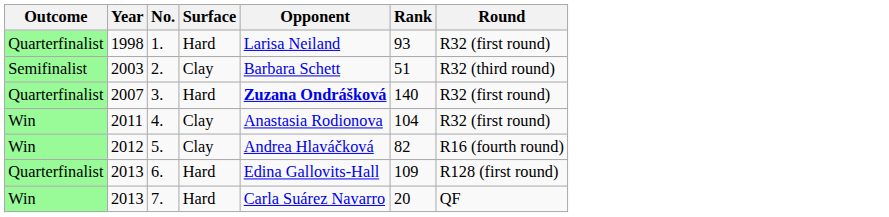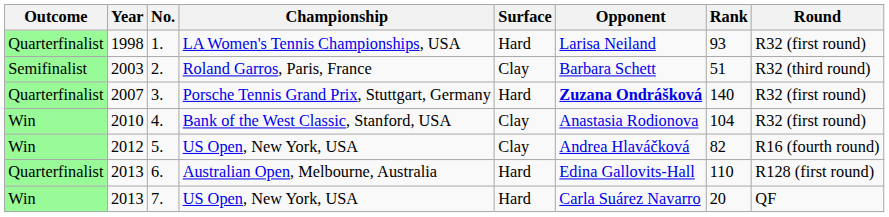+ column: (337, 17)
(127, 120) 2011 -> (127, 120) 2010
(406, 172) 109 -> (722, 172) 110
